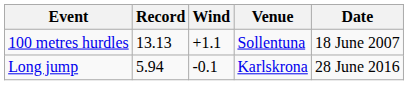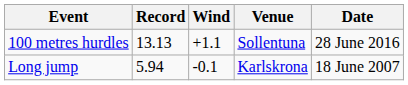(357, 42) 18 June 2007 -> (357, 42) 28 June 2016
(357, 67) 28 June 2016 -> (357, 67) 18 June 2007
